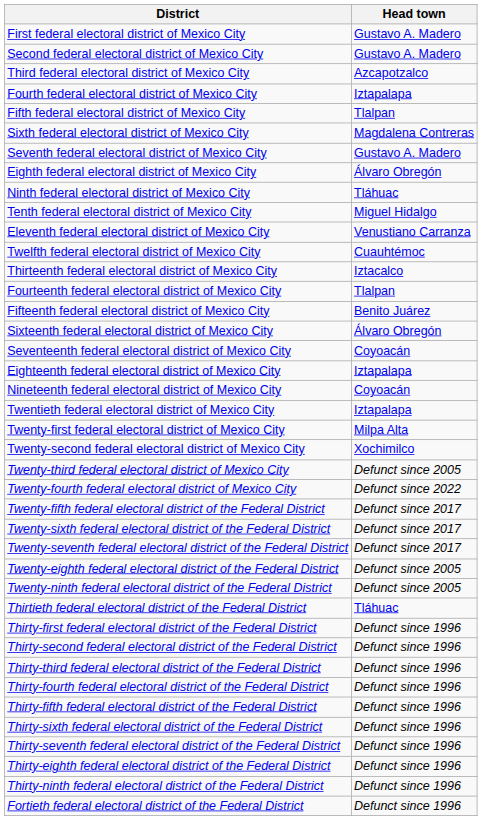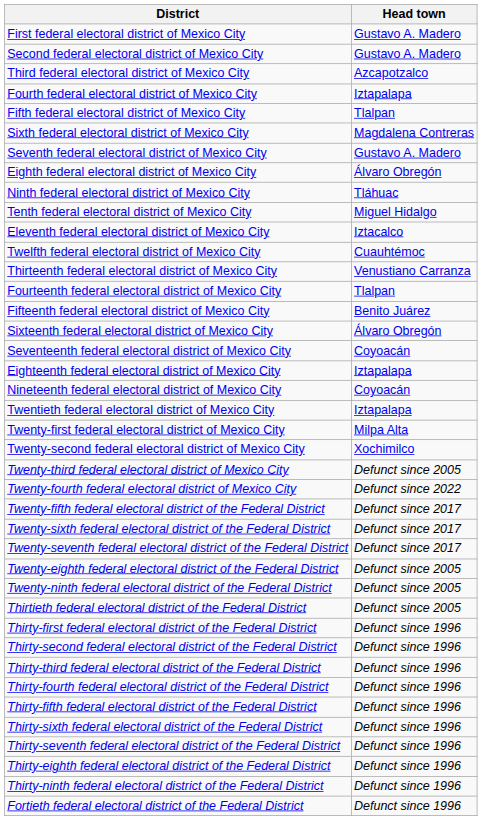(412, 232) Venustiano Carranza -> (379, 232) Iztacalco
(379, 271) Iztacalco -> (412, 271) Venustiano Carranza
(376, 608) Tláhuac -> (407, 608) Defunct since 2005
